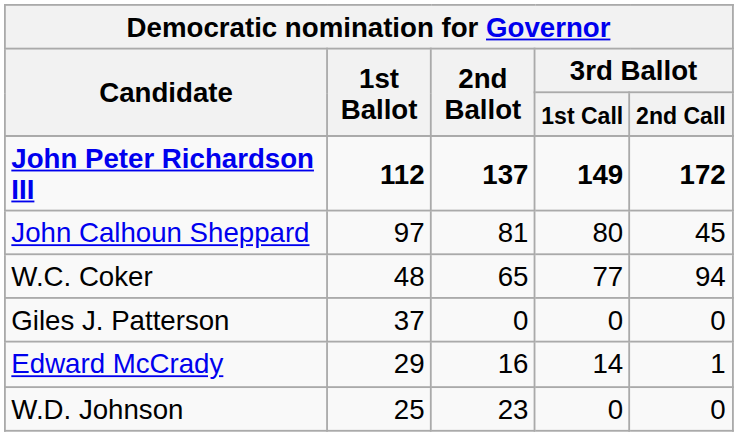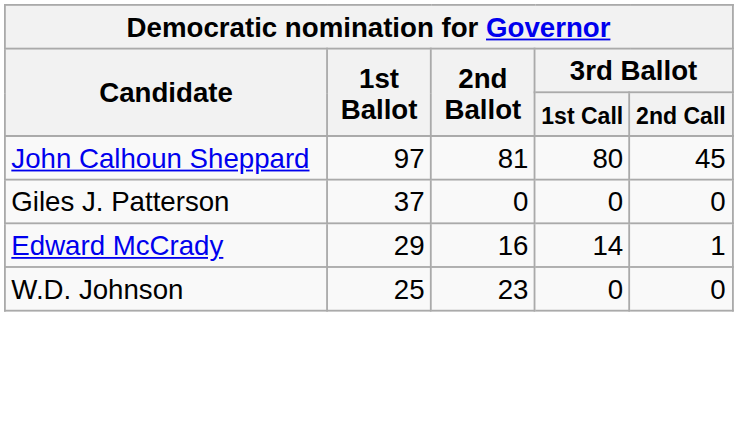- row: (163, 174)
- row: (82, 277)
